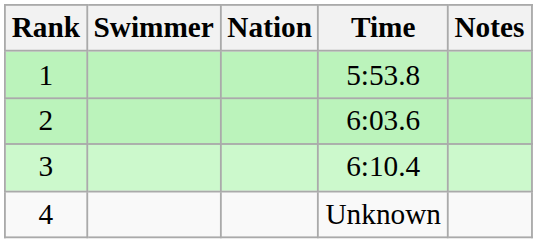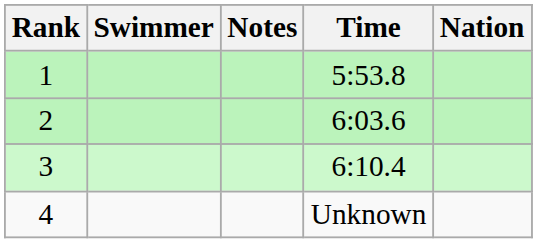columns swapped: (270, 27) <-> (489, 27)
